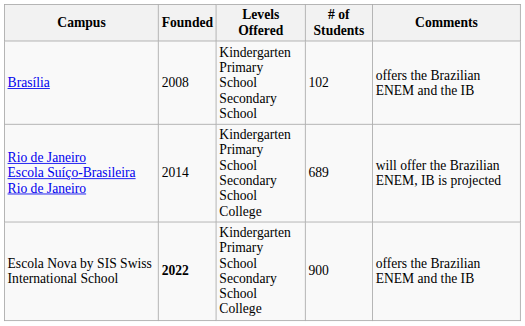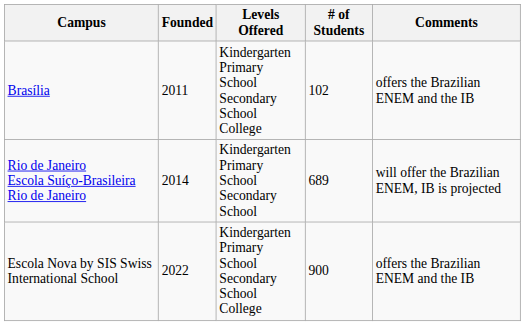(175, 82) 2008 -> (175, 90) 2011
(255, 82) Kindergarten Primary School Secondary School -> (255, 90) Kindergarten Primary School Secondary School College
(255, 173) Kindergarten Primary School Secondary School College -> (255, 180) Kindergarten Primary School Secondary School
(175, 271) bold -> (175, 271) normal
